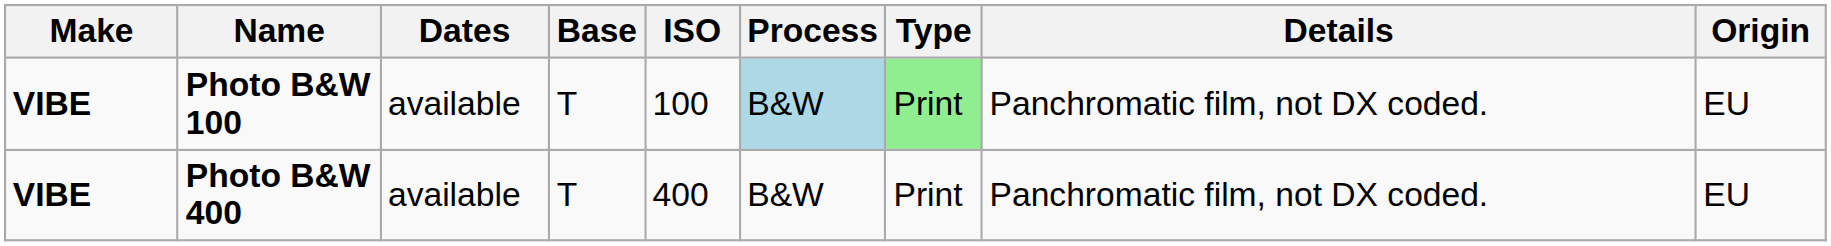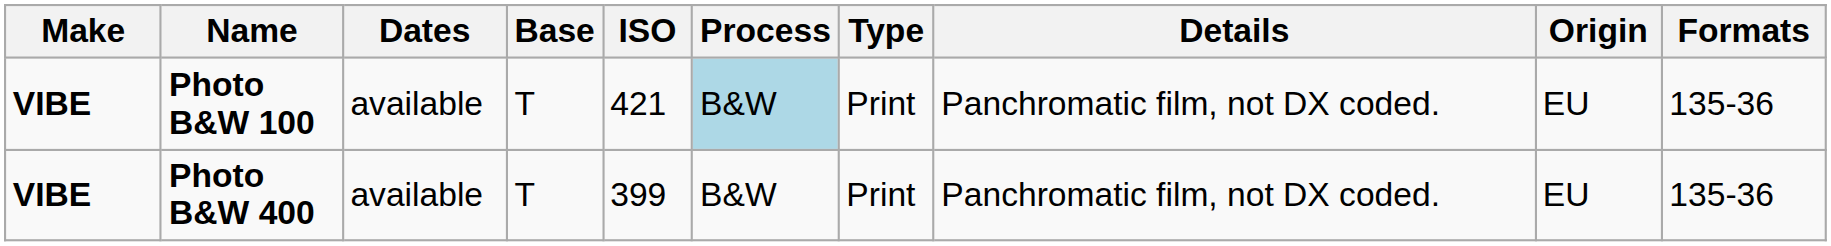+ column: (1744, 31)
(681, 103) 100 -> (638, 103) 421
(928, 103) lightgreen background -> (881, 103) no background
(681, 194) 400 -> (638, 194) 399
